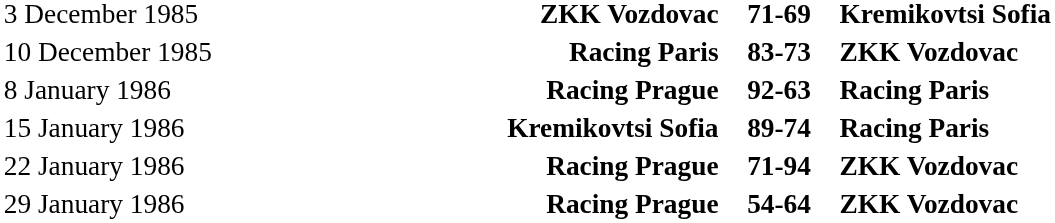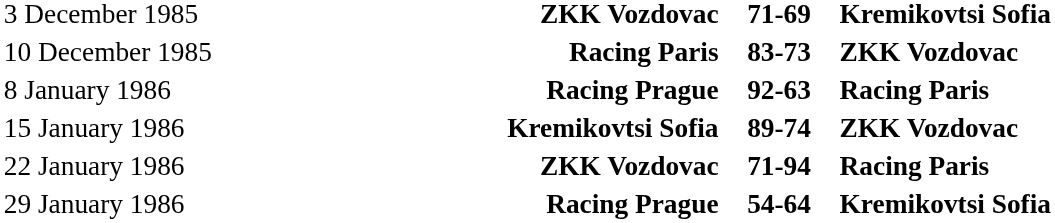(914, 128) Racing Paris -> (929, 128) ZKK Vozdovac
(632, 166) Racing Prague -> (629, 166) ZKK Vozdovac
(929, 166) ZKK Vozdovac -> (914, 166) Racing Paris
(929, 204) ZKK Vozdovac -> (945, 204) Kremikovtsi Sofia
